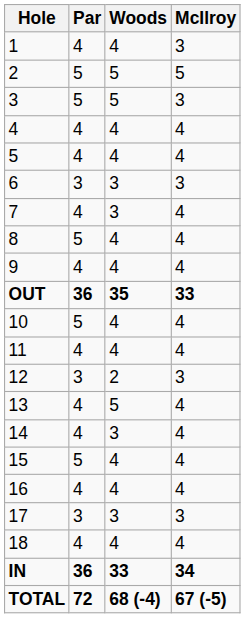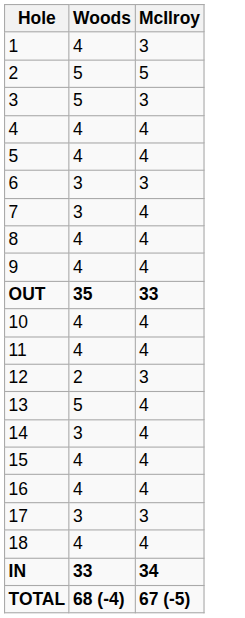- column: (87, 18)
